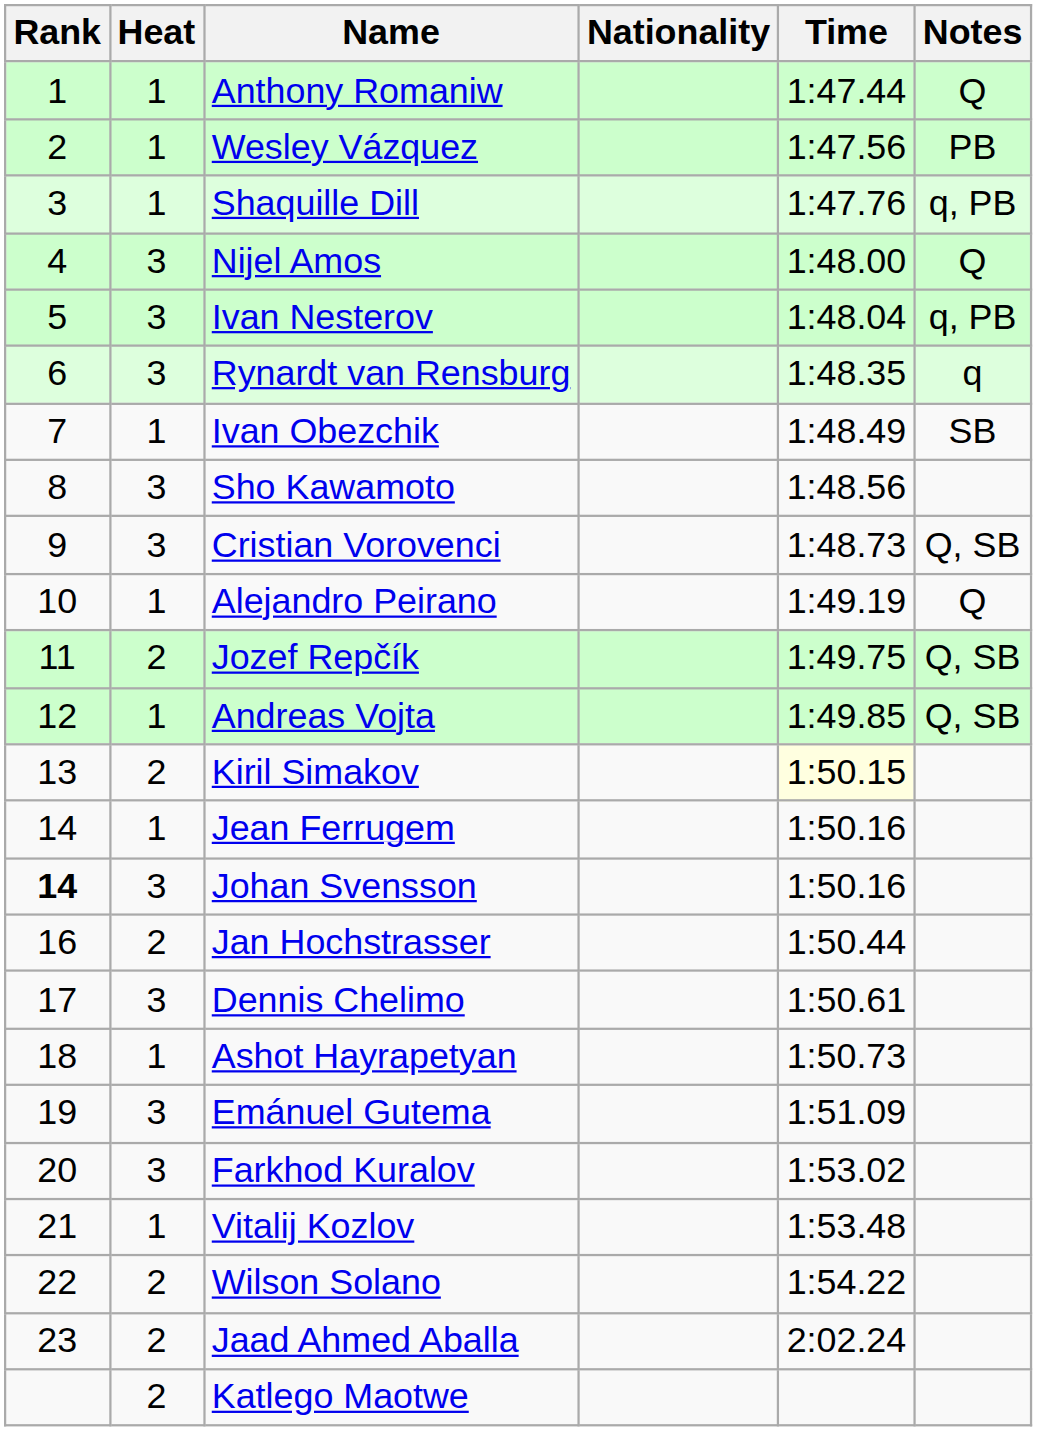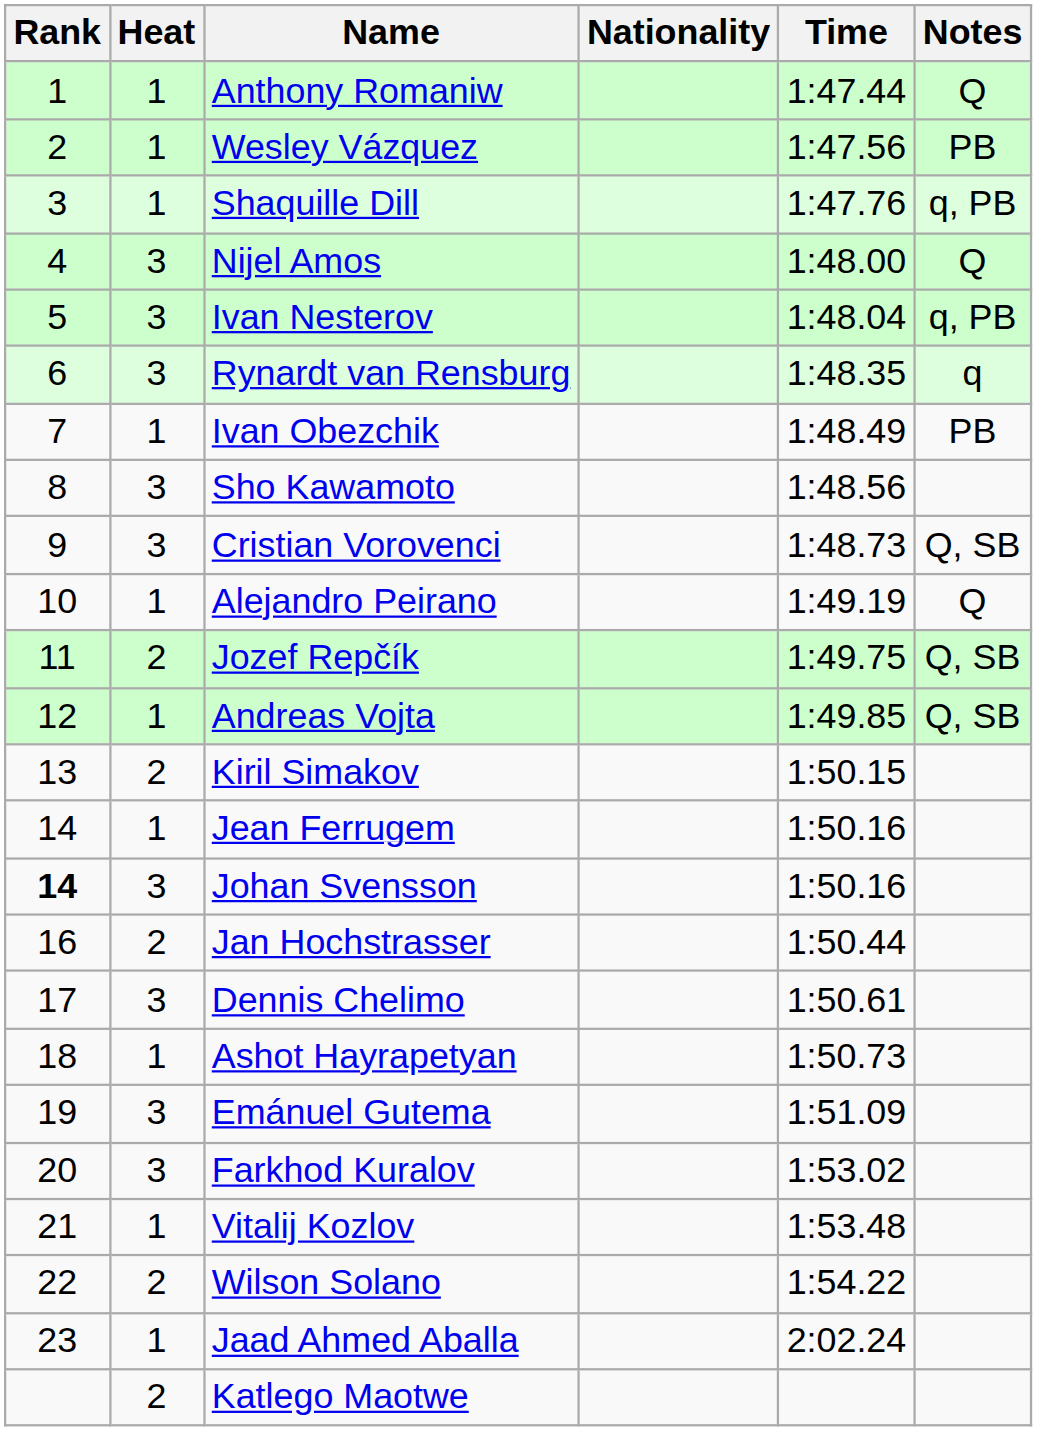(973, 430) SB -> (973, 430) PB
(846, 771) lightyellow background -> (846, 771) no background
(156, 1340) 2 -> (156, 1340) 1
